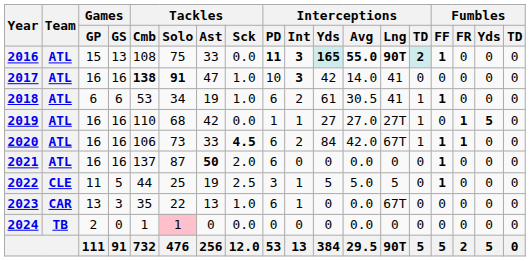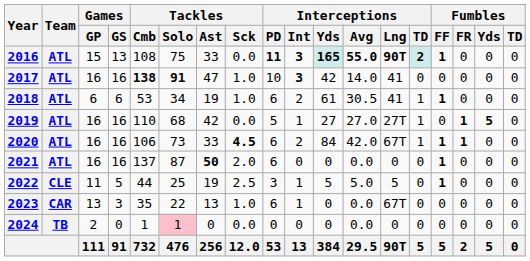(274, 120) 1 -> (274, 120) 5
